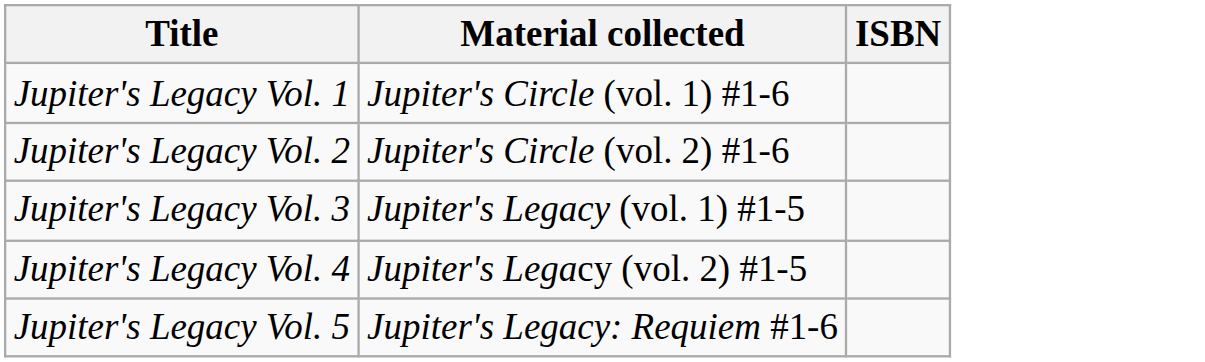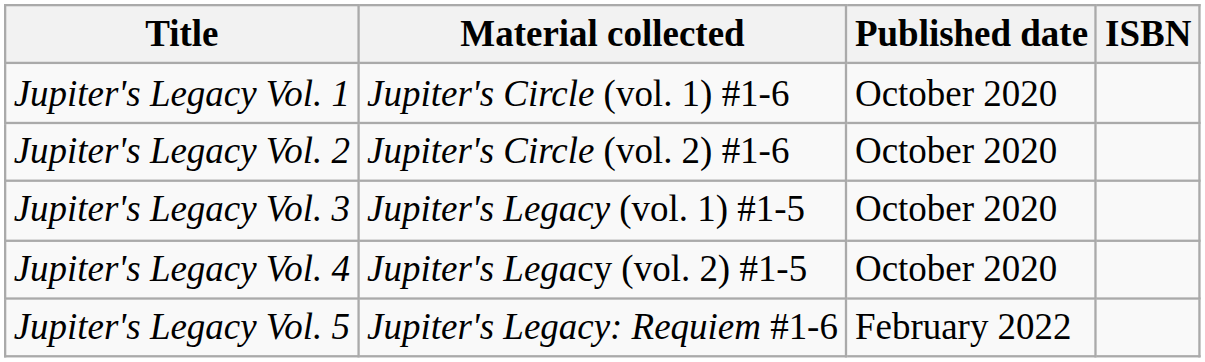+ column: (972, 33)
